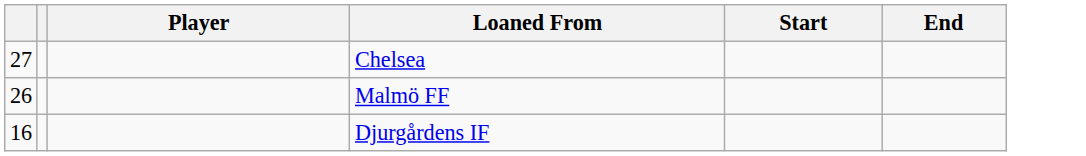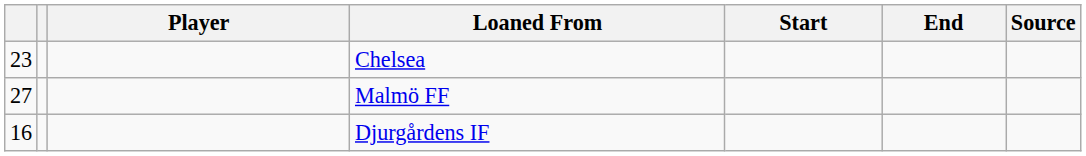+ column: (1043, 22)
(21, 59) 27 -> (21, 59) 23
(21, 96) 26 -> (21, 96) 27
